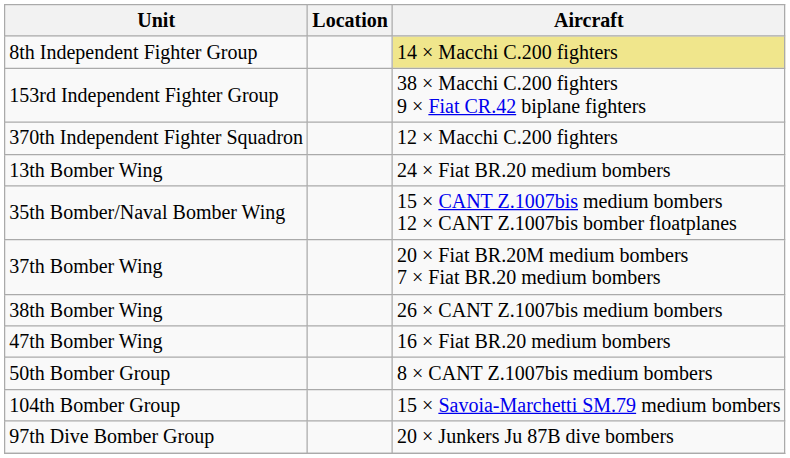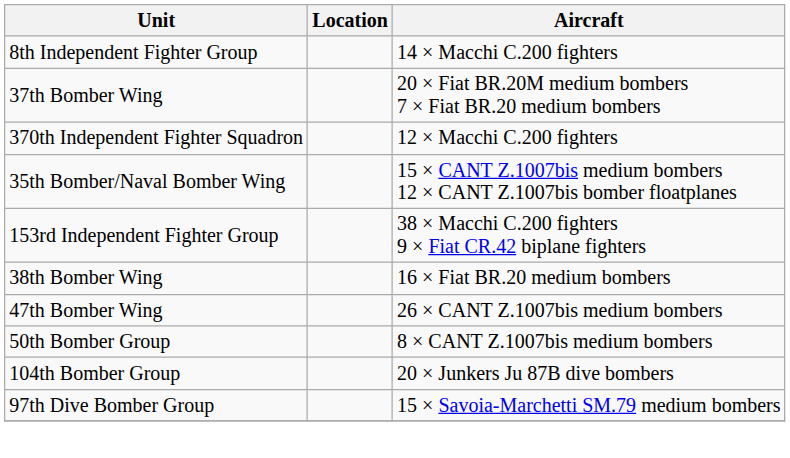(507, 52) khaki background -> (507, 52) no background
rows swapped: (144, 95) <-> (86, 266)
- row: (86, 169)
(560, 309) 26 × CANT Z.1007bis medium bombers -> (534, 278) 16 × Fiat BR.20 medium bombers
(534, 341) 16 × Fiat BR.20 medium bombers -> (560, 309) 26 × CANT Z.1007bis medium bombers
(589, 405) 15 × Savoia-Marchetti SM.79 medium bombers -> (535, 373) 20 × Junkers Ju 87B dive bombers
(535, 436) 20 × Junkers Ju 87B dive bombers -> (589, 405) 15 × Savoia-Marchetti SM.79 medium bombers
